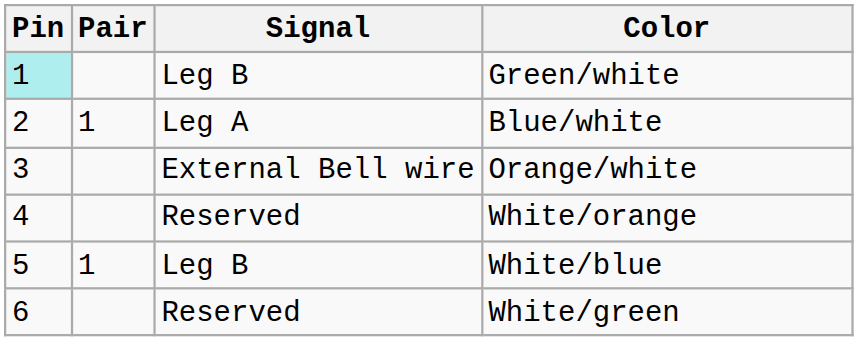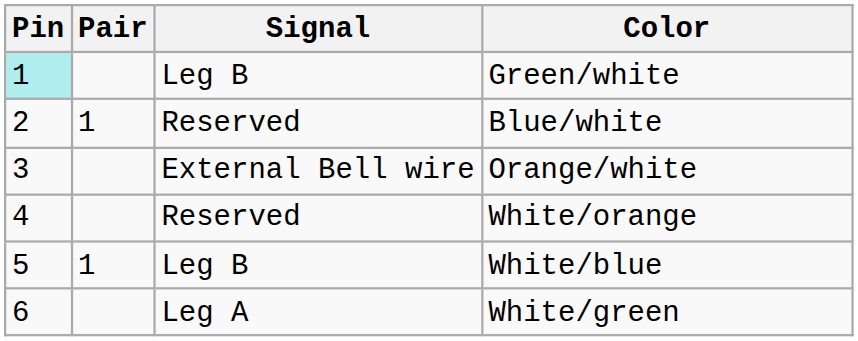(205, 123) Leg A -> (231, 123) Reserved
(231, 312) Reserved -> (205, 312) Leg A
